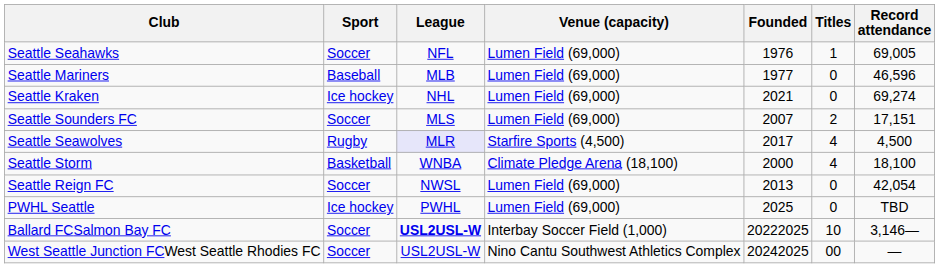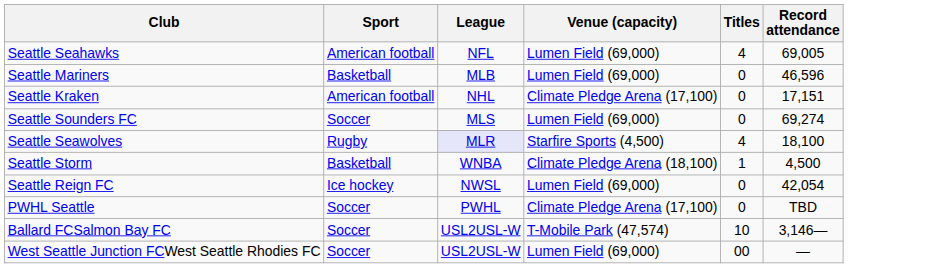- column: (778, 23)
(349, 53) Soccer -> (381, 53) American football
(833, 53) 1 -> (742, 53) 4
(354, 75) Baseball -> (359, 75) Basketball
(360, 97) Ice hockey -> (381, 97) American football
(554, 97) Lumen Field (69,000) -> (622, 97) Climate Pledge Arena (17,100)
(895, 97) 69,274 -> (803, 97) 17,151
(833, 119) 2 -> (742, 119) 0
(895, 119) 17,151 -> (803, 119) 69,274
(895, 141) 4,500 -> (803, 141) 18,100
(833, 163) 4 -> (742, 163) 1
(895, 163) 18,100 -> (803, 163) 4,500
(349, 185) Soccer -> (360, 185) Ice hockey
(360, 207) Ice hockey -> (349, 207) Soccer
(554, 207) Lumen Field (69,000) -> (622, 207) Climate Pledge Arena (17,100)
(440, 229) bold -> (481, 229) normal
(577, 229) Interbay Soccer Field (1,000) -> (598, 229) T-Mobile Park (47,574)
(614, 251) Nino Cantu Southwest Athletics Complex -> (593, 251) Lumen Field (69,000)
